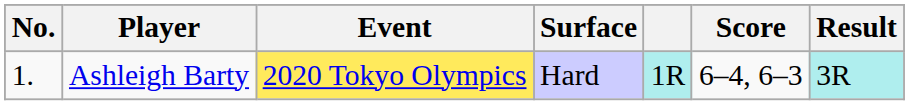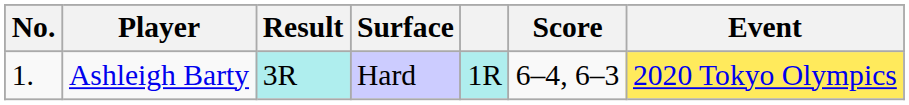columns swapped: (395, 27) <-> (857, 27)
